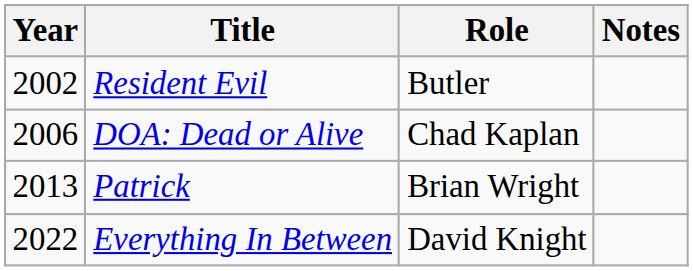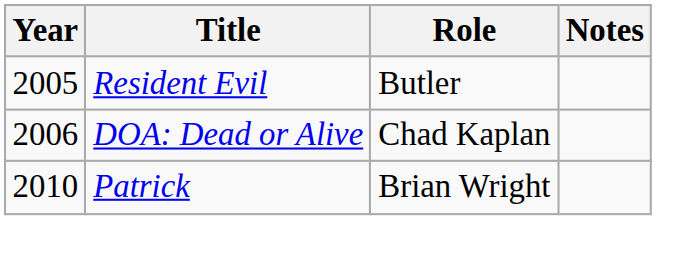(45, 82) 2002 -> (45, 82) 2005
(45, 186) 2013 -> (45, 186) 2010
- row: (243, 238)
